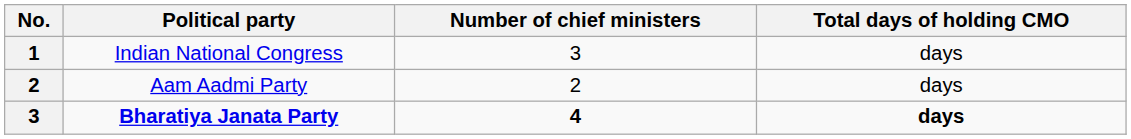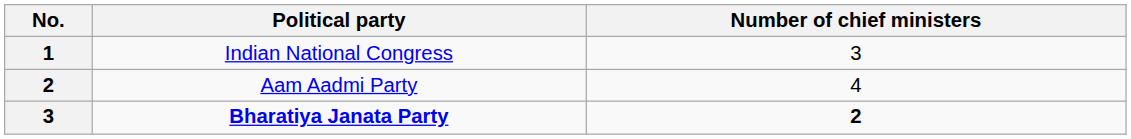- column: (941, 20)
(575, 85) 2 -> (856, 85) 4
(575, 117) 4 -> (856, 117) 2
